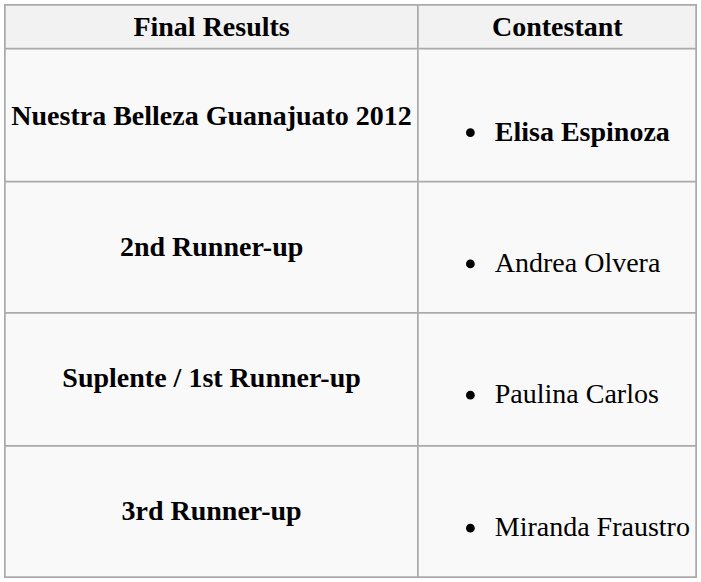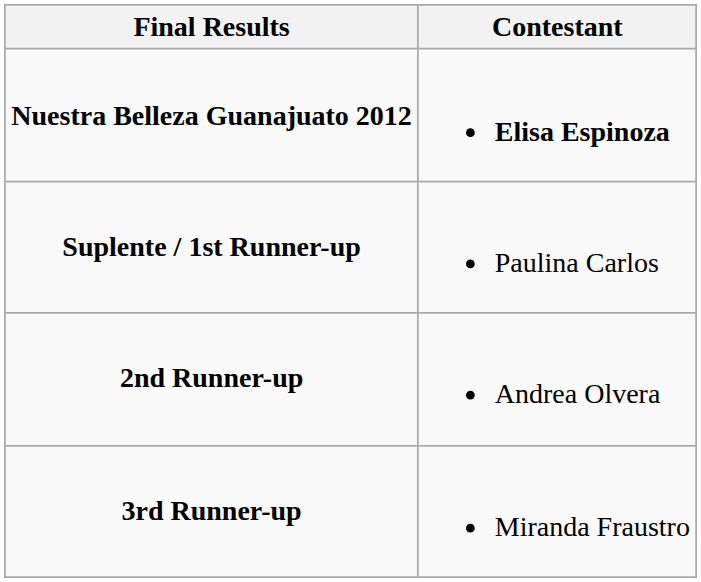rows swapped: (212, 378) <-> (212, 246)
